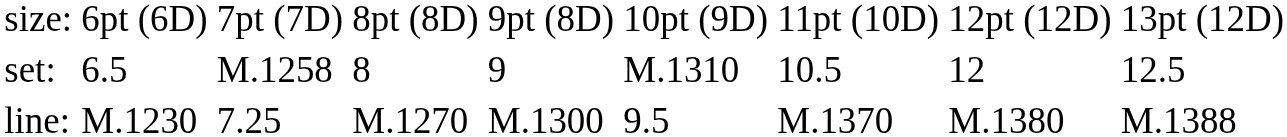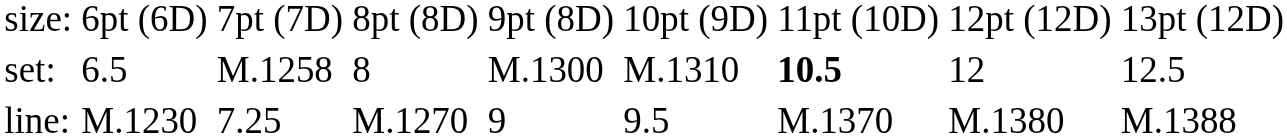(497, 69) 9 -> (546, 69) M.1300
(810, 69) normal -> (810, 69) bold
(546, 120) M.1300 -> (497, 120) 9
